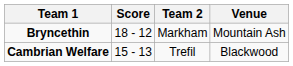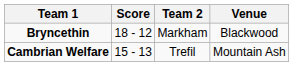(249, 33) Mountain Ash -> (249, 33) Blackwood
(249, 52) Blackwood -> (249, 52) Mountain Ash
